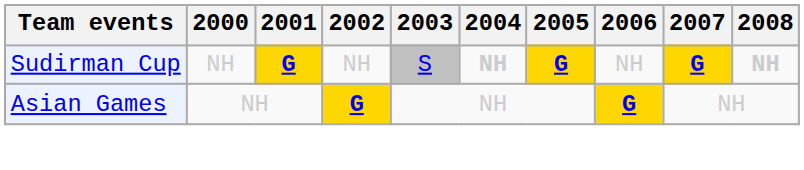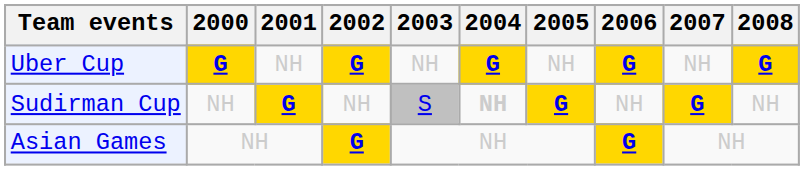+ row: (67, 64)
(765, 64) bold -> (765, 104) normal
